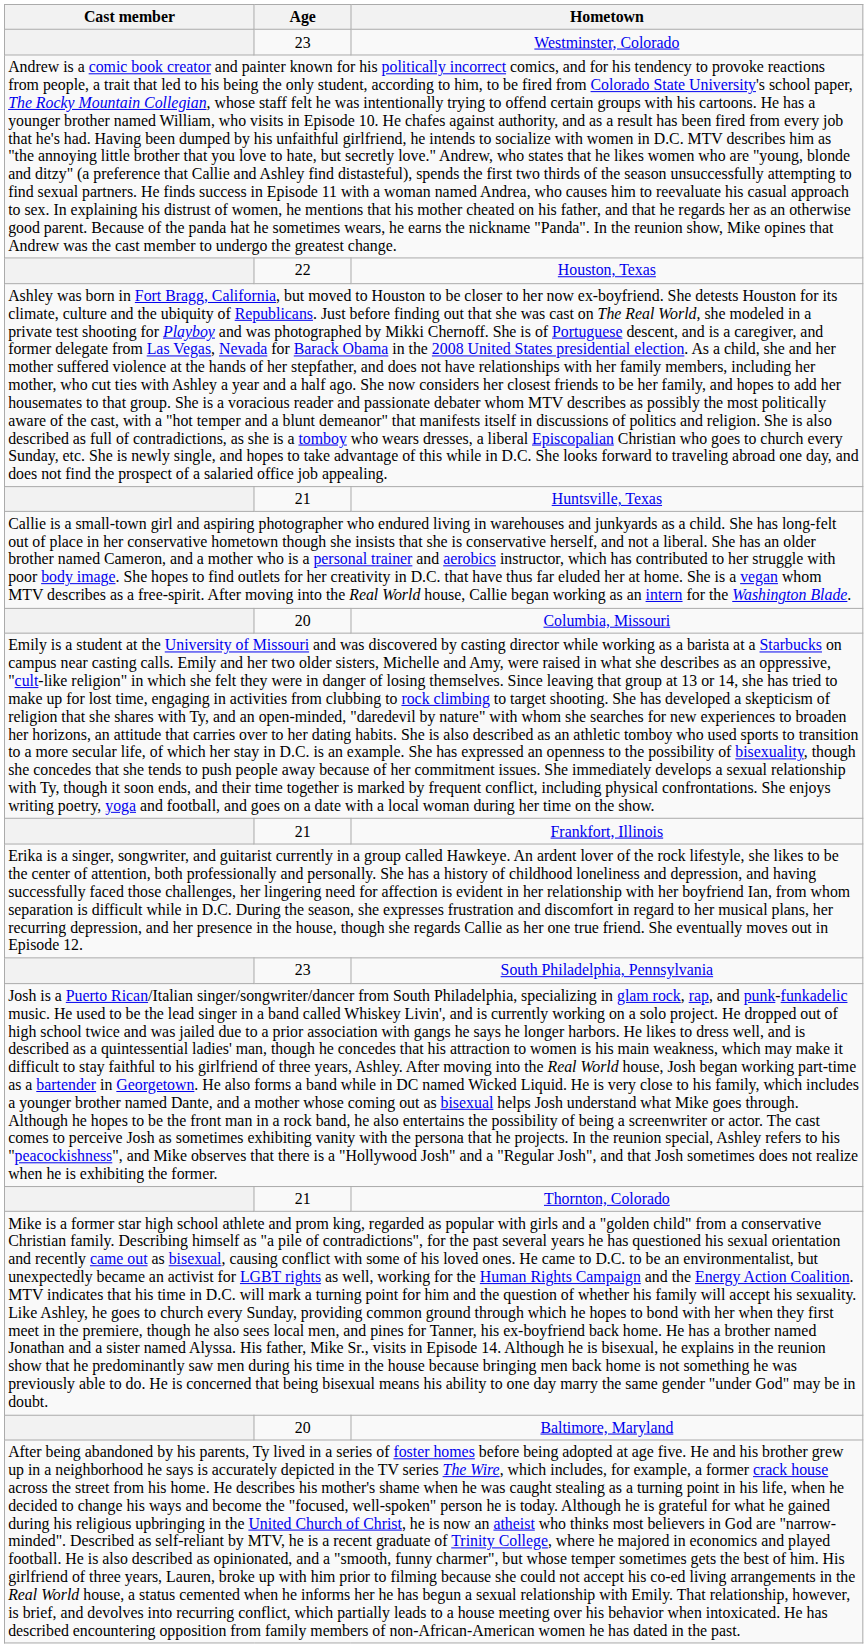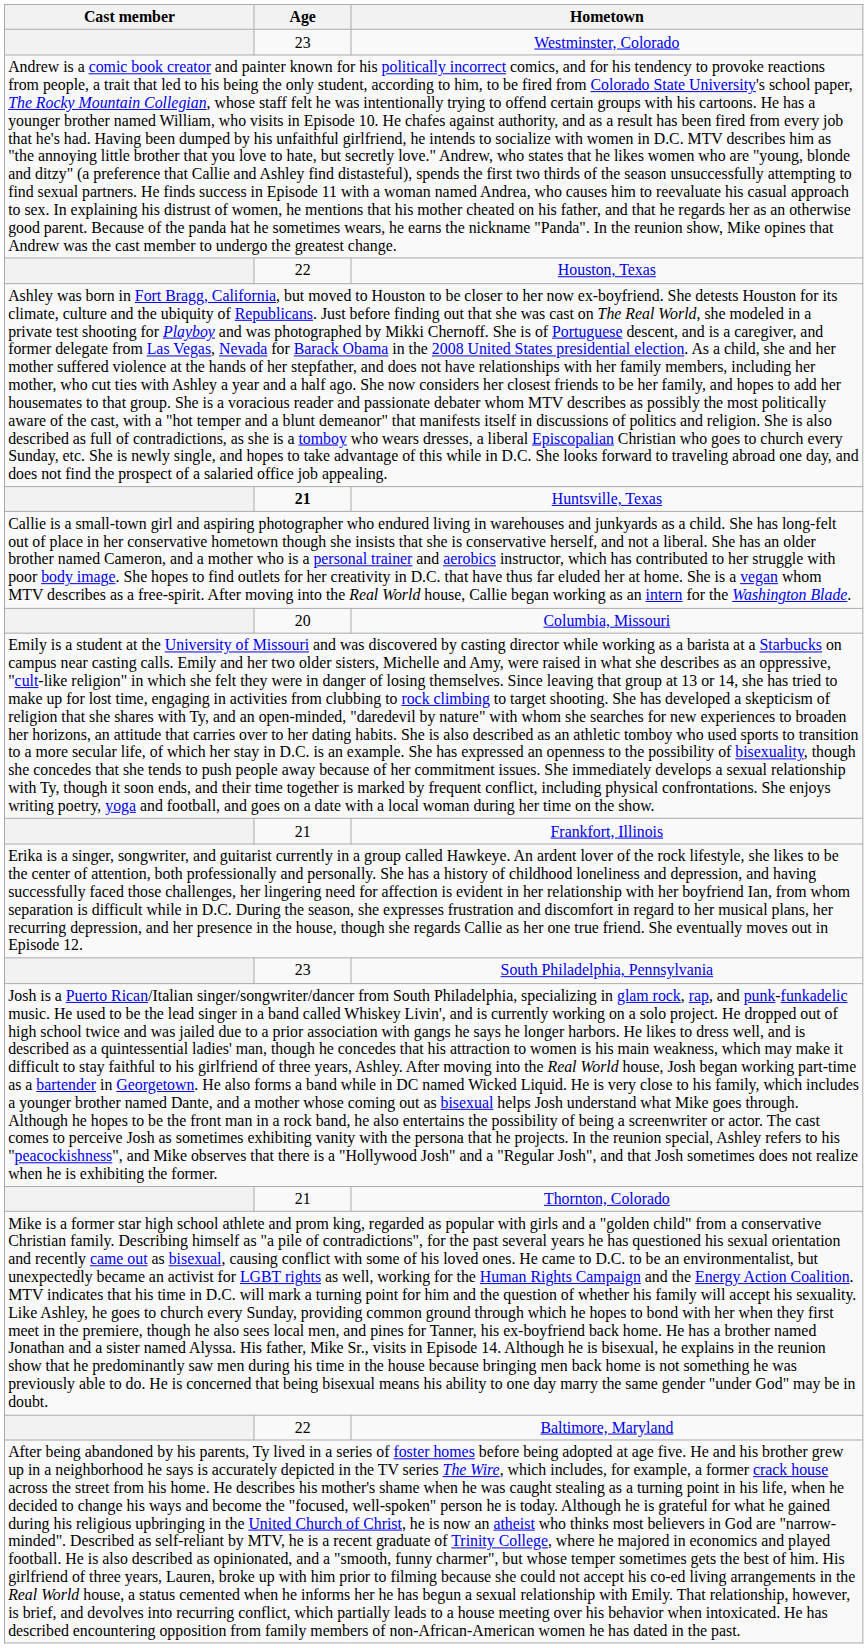(303, 499) normal -> (303, 499) bold
(303, 1427) 20 -> (303, 1427) 22
